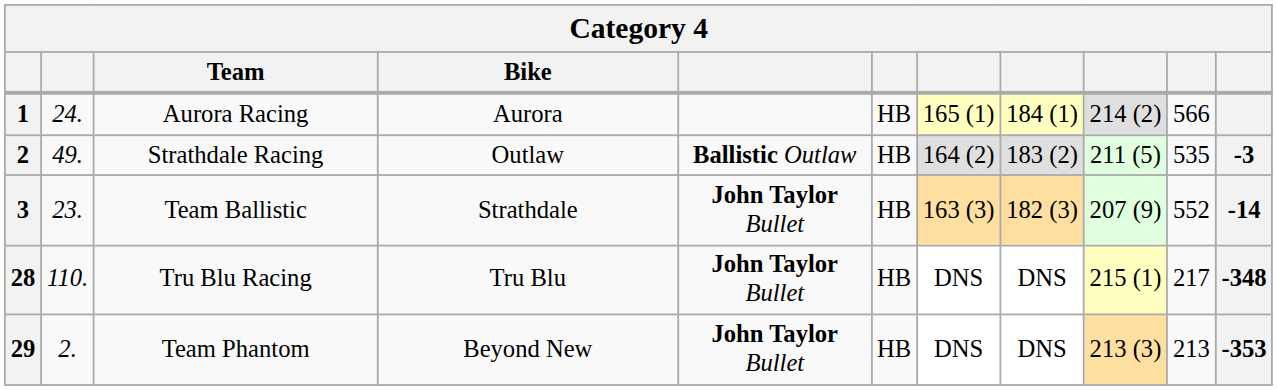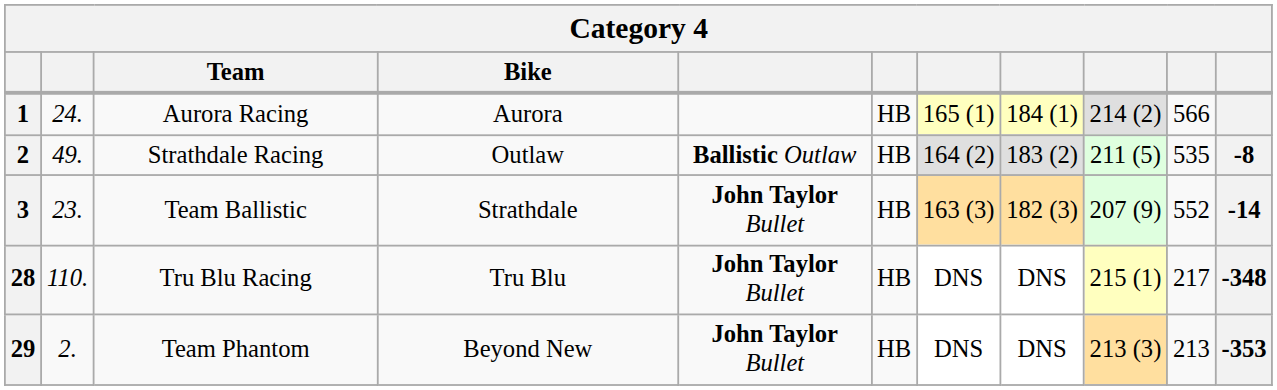(1244, 154) -3 -> (1244, 154) -8
